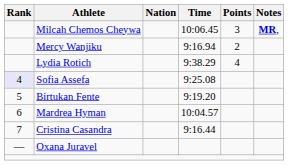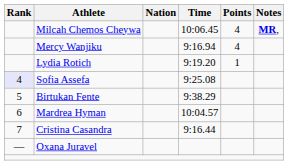(237, 29) 3 -> (237, 29) 4
(237, 46) 2 -> (237, 46) 4
(200, 63) 9:38.29 -> (200, 63) 9:19.20
(237, 63) 4 -> (237, 63) 1
(200, 96) 9:19.20 -> (200, 96) 9:38.29
